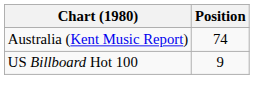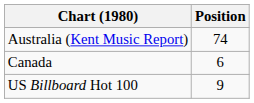+ row: (30, 62)
